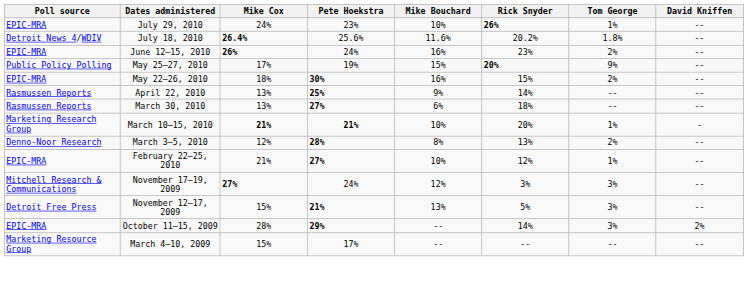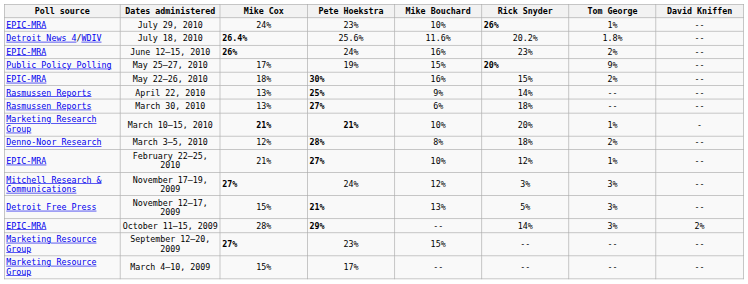(525, 143) 13% -> (525, 143) 18%
+ row: (170, 244)
